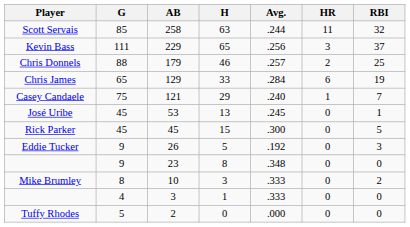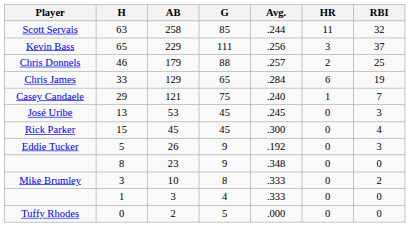columns swapped: (122, 12) <-> (225, 12)
(379, 113) 1 -> (379, 113) 3
(379, 130) 5 -> (379, 130) 4
